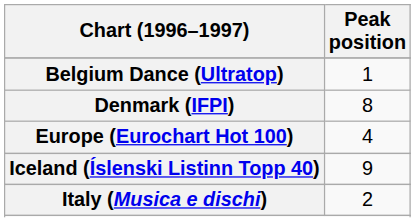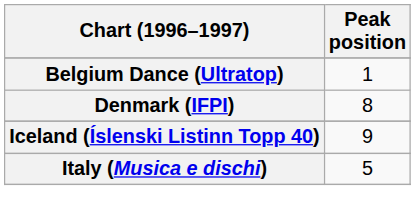- row: (164, 136)
(367, 199) 2 -> (367, 168) 5
